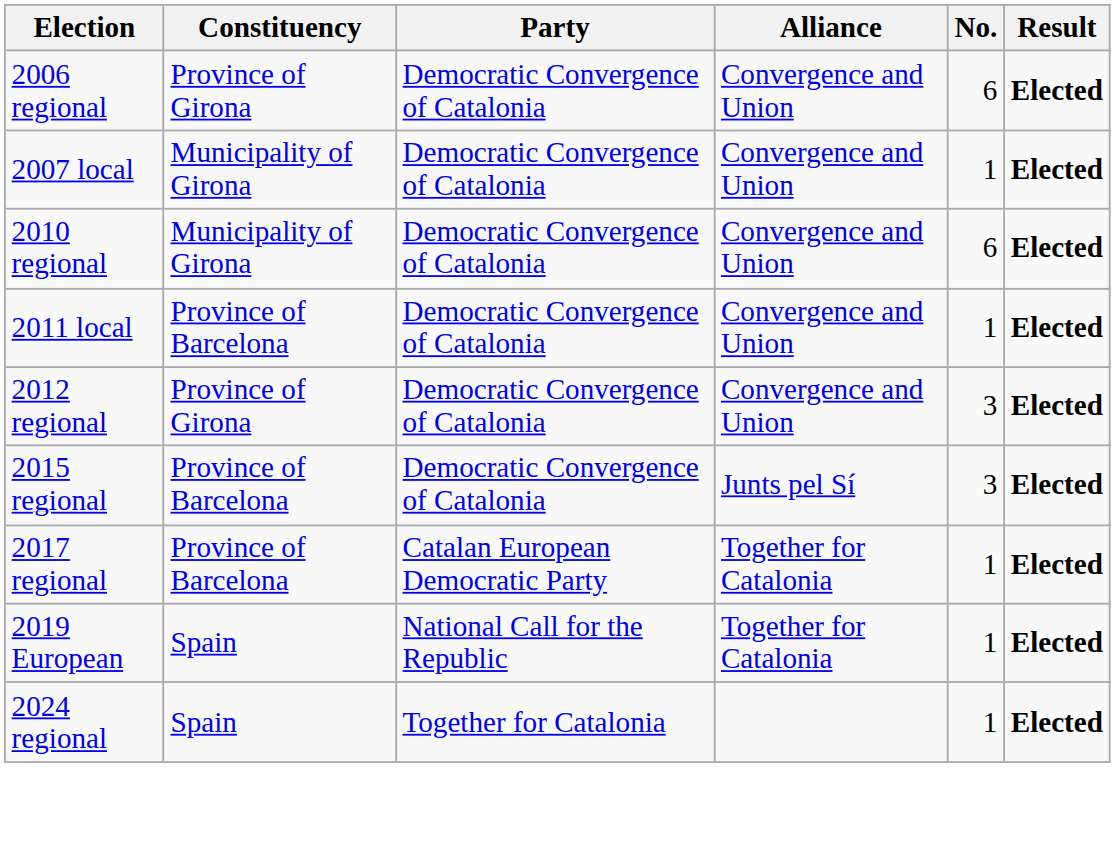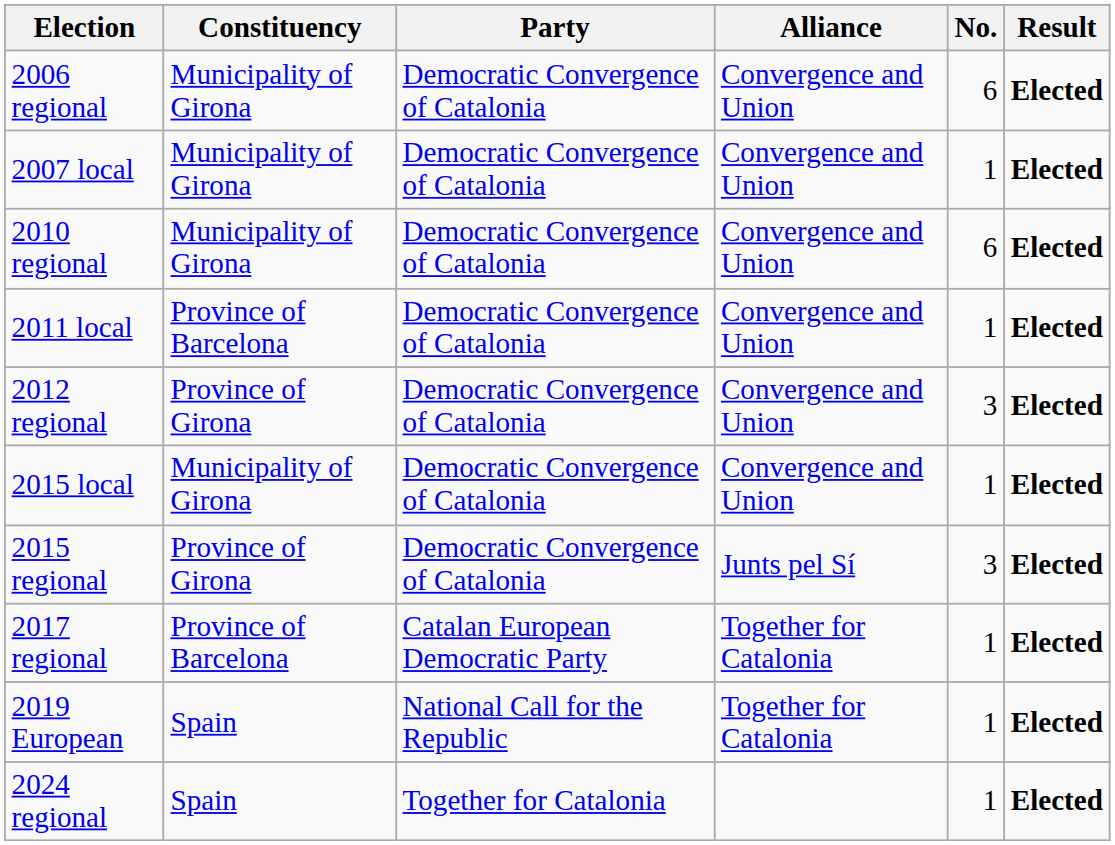(238, 90) Province of Girona -> (262, 90) Municipality of Girona
+ row: (73, 484)
(238, 484) Province of Barcelona -> (238, 563) Province of Girona
